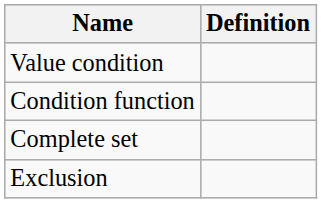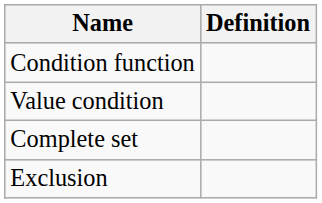rows swapped: (103, 100) <-> (87, 62)
